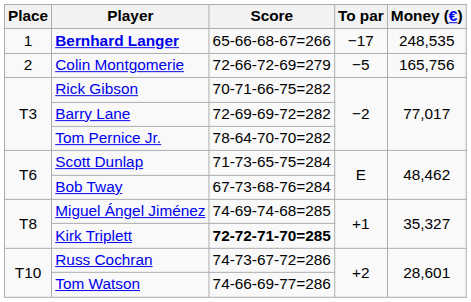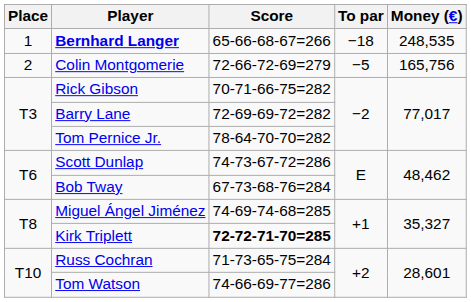(361, 41) −17 -> (361, 41) −18
(272, 162) 71-73-65-75=284 -> (272, 162) 74-73-67-72=286
(272, 260) 74-73-67-72=286 -> (272, 260) 71-73-65-75=284
